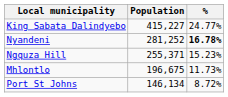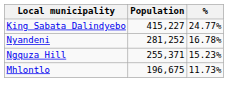(205, 41) bold -> (205, 41) normal
- row: (42, 85)
